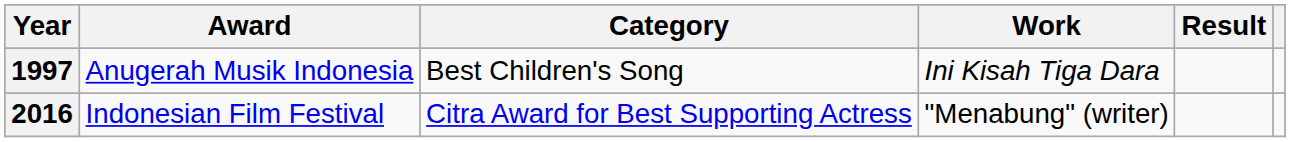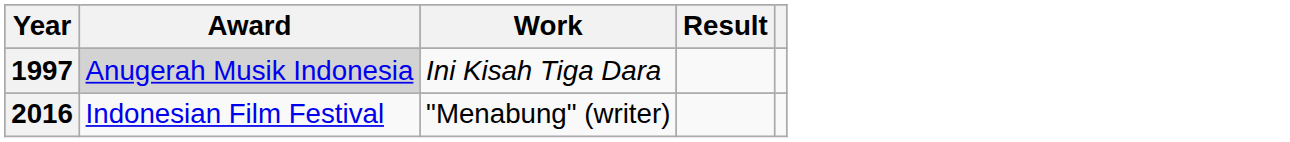- column: (669, 26)
(249, 70) no background -> (249, 70) lightgrey background
